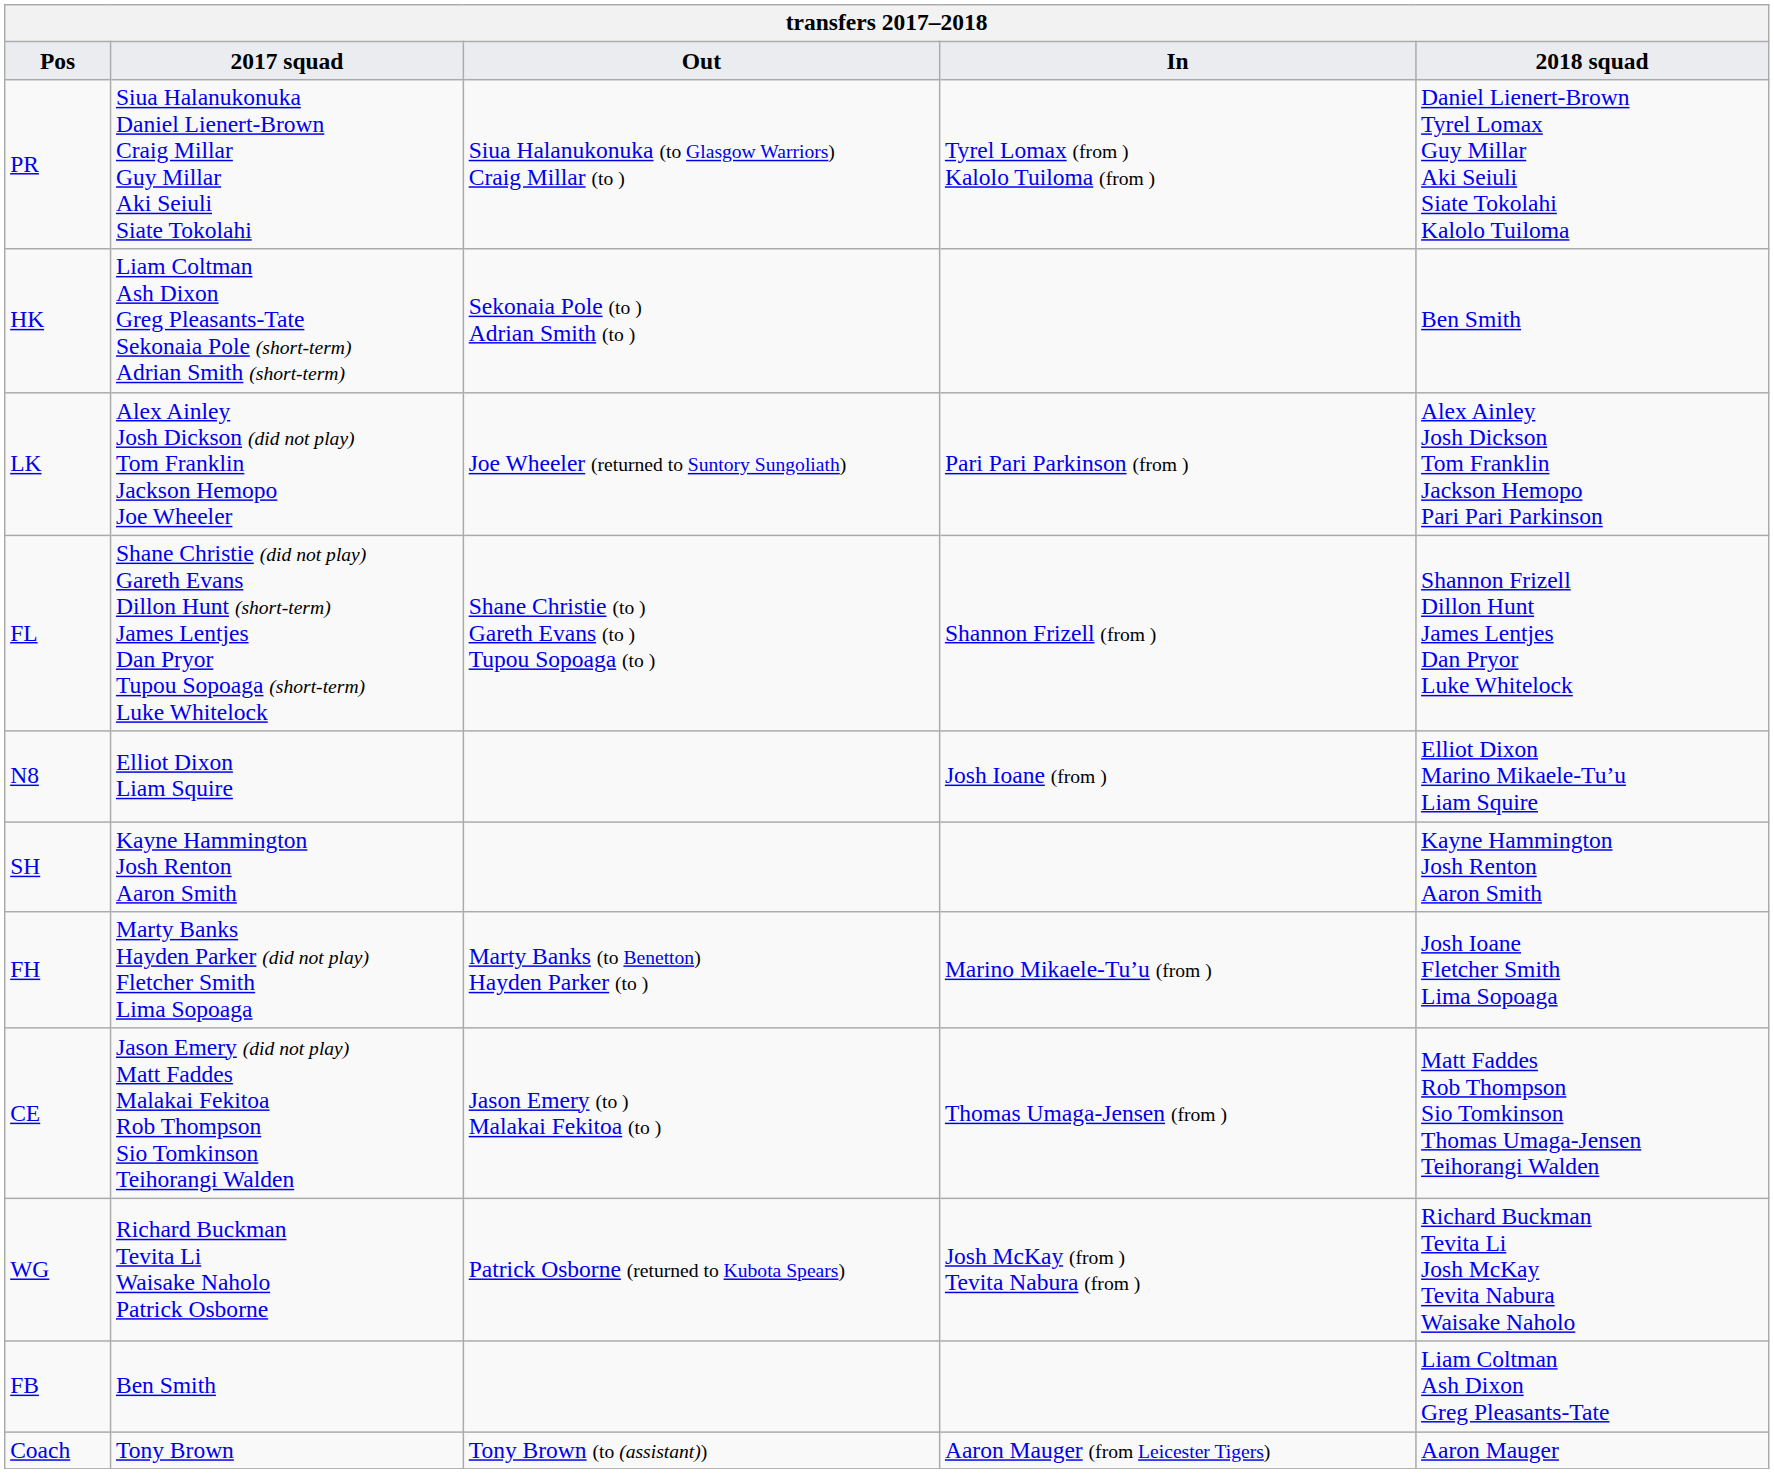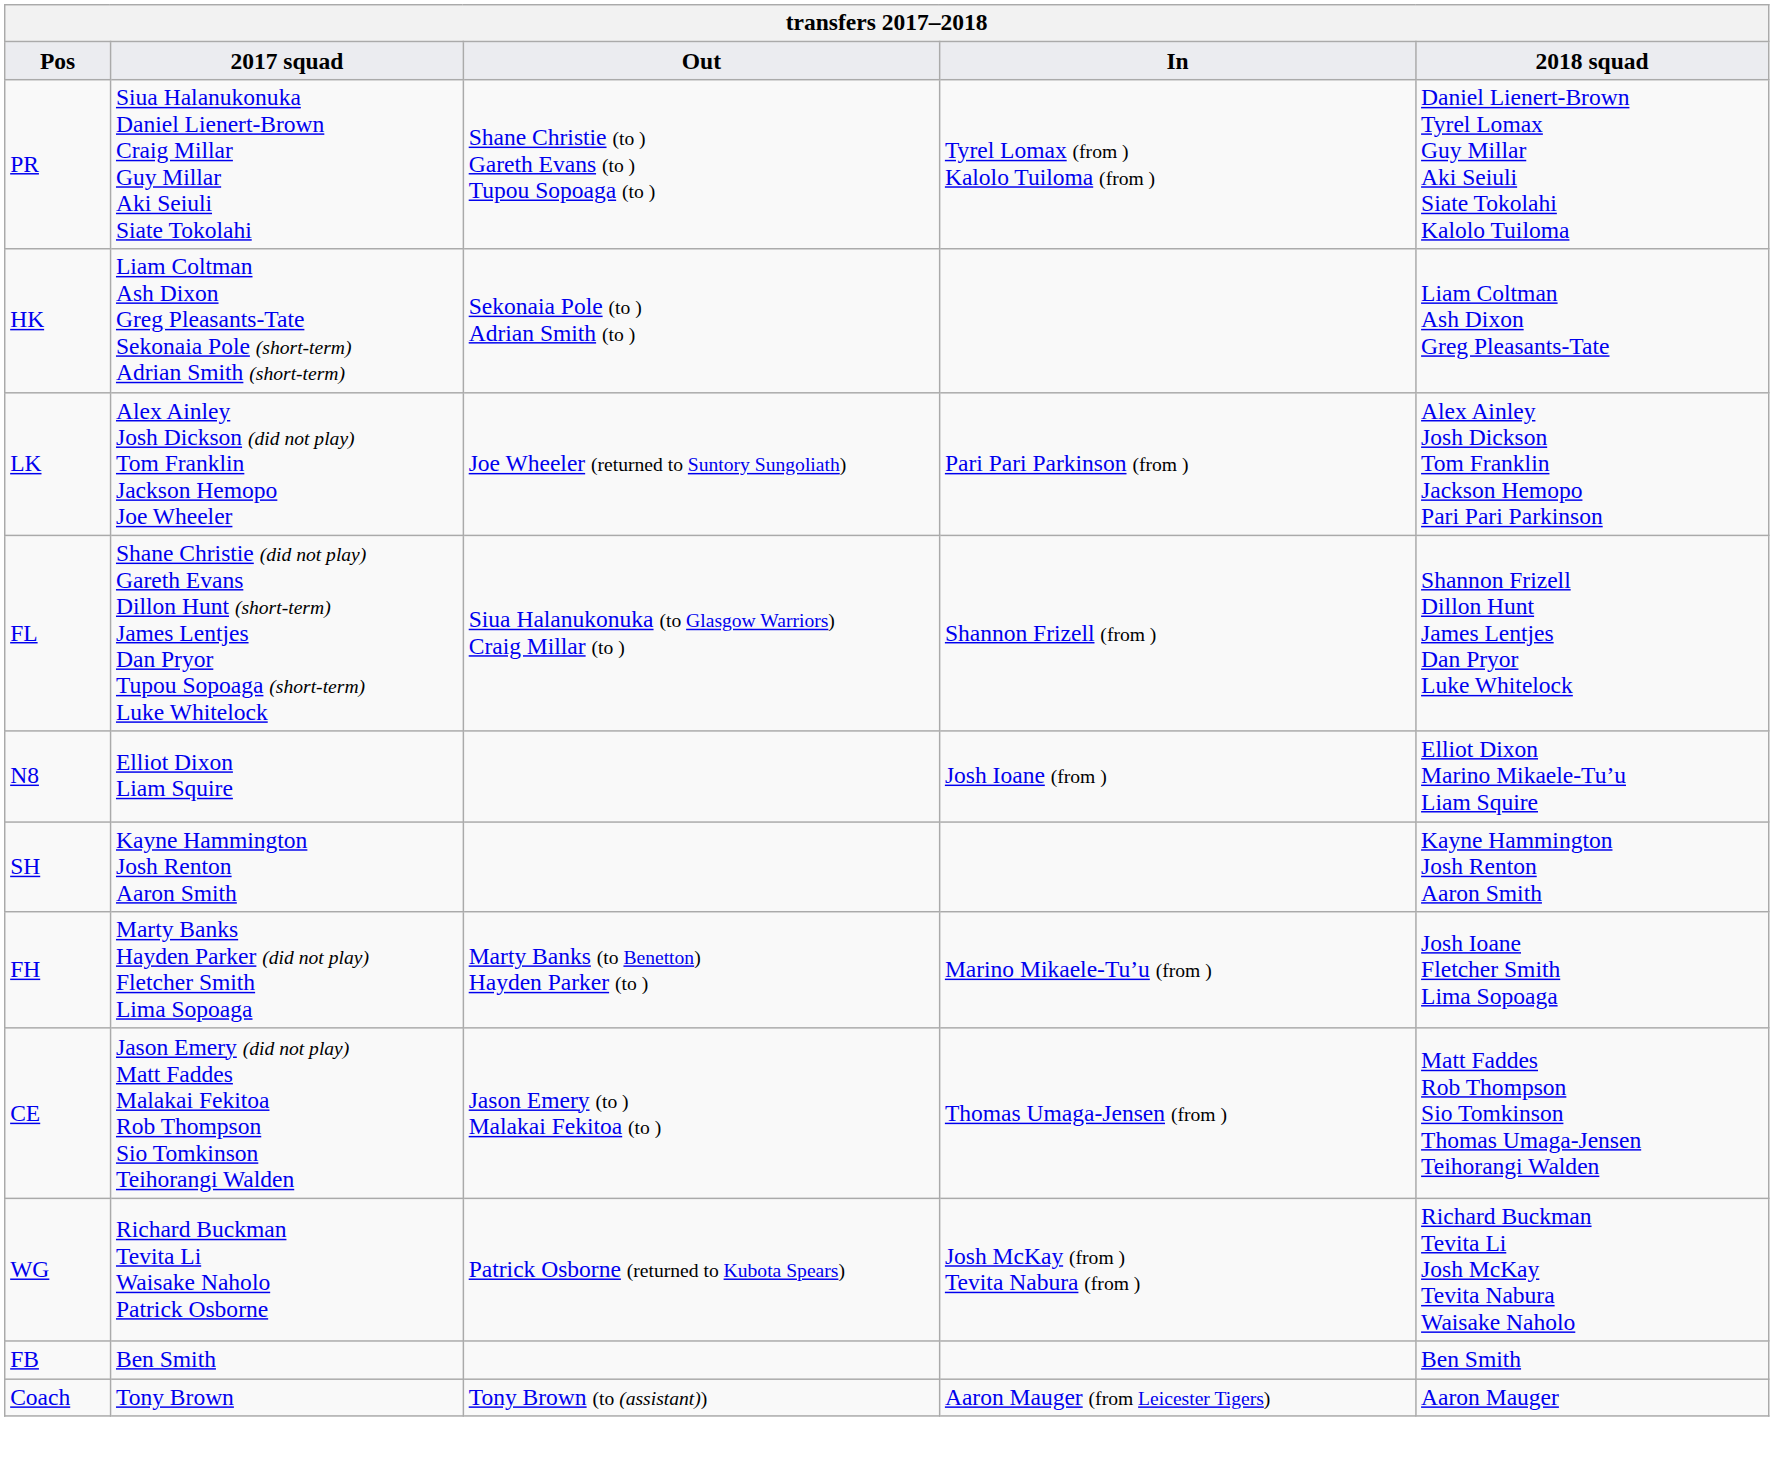(652, 163) Siua Halanukonuka (to Glasgow Warriors) Craig Millar (to ) -> (562, 163) Shane Christie (to ) Gareth Evans (to ) Tupou Sopoaga (to )
(1471, 320) Ben Smith -> (1515, 320) Liam Coltman Ash Dixon Greg Pleasants-Tate
(562, 633) Shane Christie (to ) Gareth Evans (to ) Tupou Sopoaga (to ) -> (652, 633) Siua Halanukonuka (to Glasgow Warriors) Craig Millar (to )
(1515, 1386) Liam Coltman Ash Dixon Greg Pleasants-Tate -> (1471, 1359) Ben Smith
